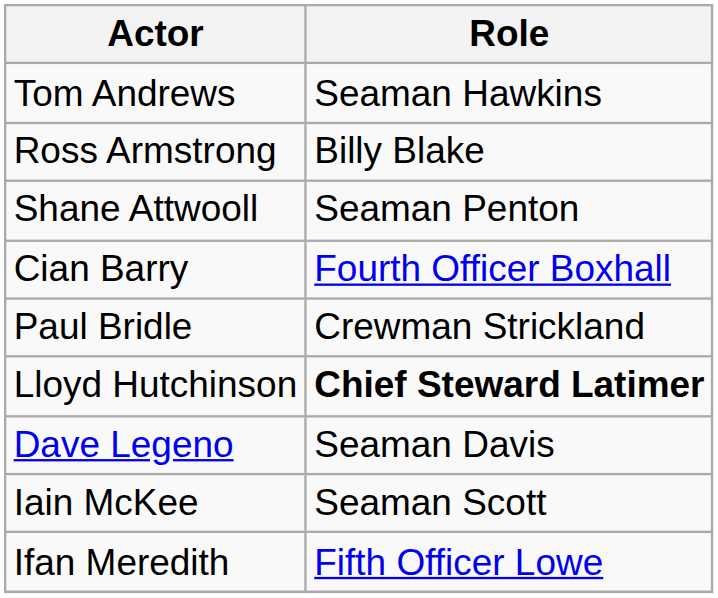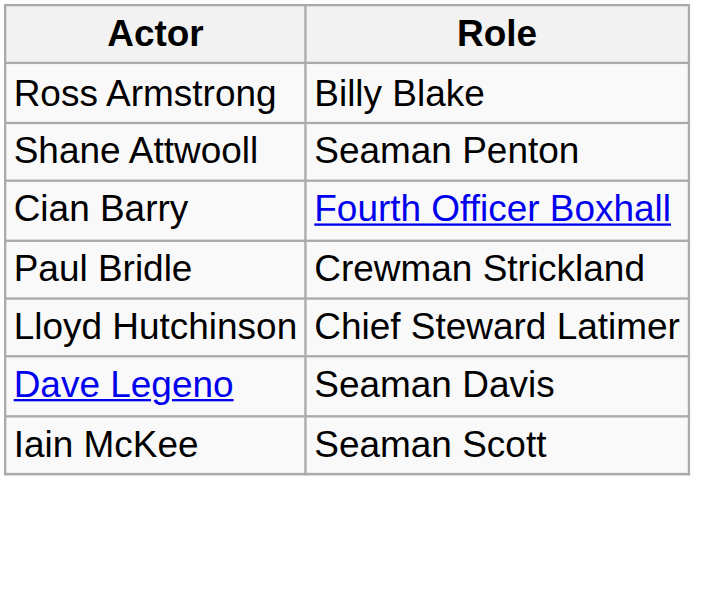- row: (125, 92)
(509, 385) bold -> (497, 326) normal
- row: (122, 561)
